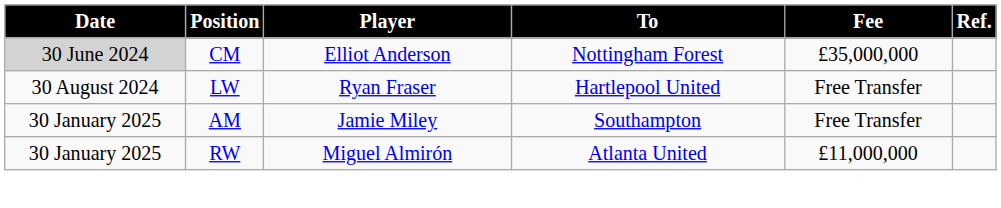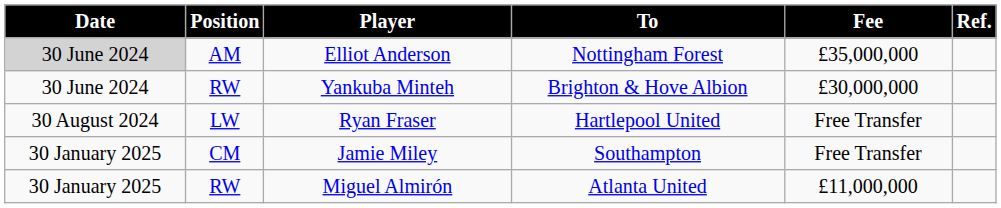(225, 54) CM -> (225, 54) AM
+ row: (387, 87)
(225, 120) AM -> (225, 153) CM
